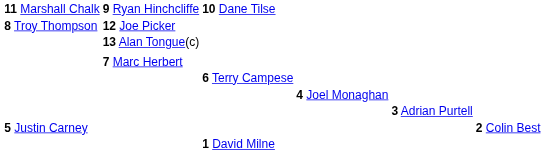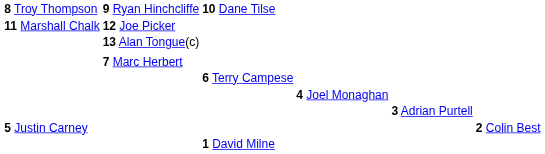(52, 9) 11 Marshall Chalk -> (51, 9) 8 Troy Thompson
(51, 26) 8 Troy Thompson -> (52, 26) 11 Marshall Chalk
